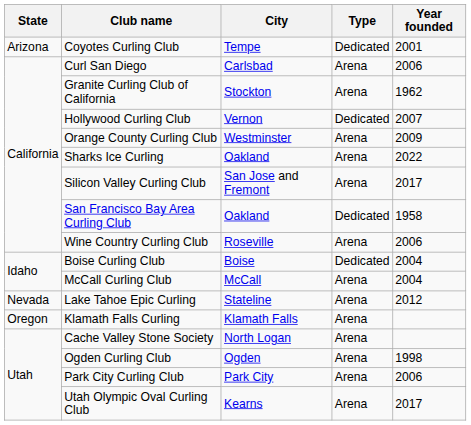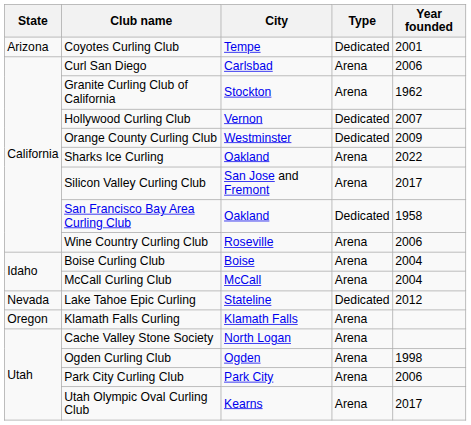(351, 137) Arena -> (362, 137) Dedicated
(362, 261) Dedicated -> (351, 261) Arena
(351, 300) Arena -> (362, 300) Dedicated
